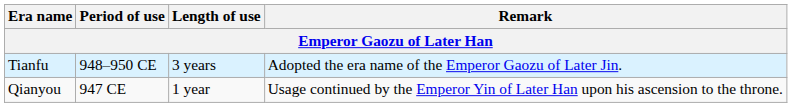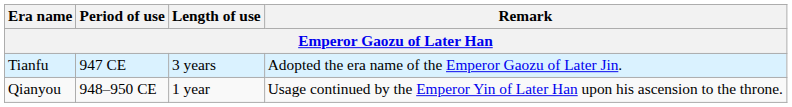(118, 65) 948–950 CE -> (103, 65) 947 CE
(103, 89) 947 CE -> (118, 89) 948–950 CE
